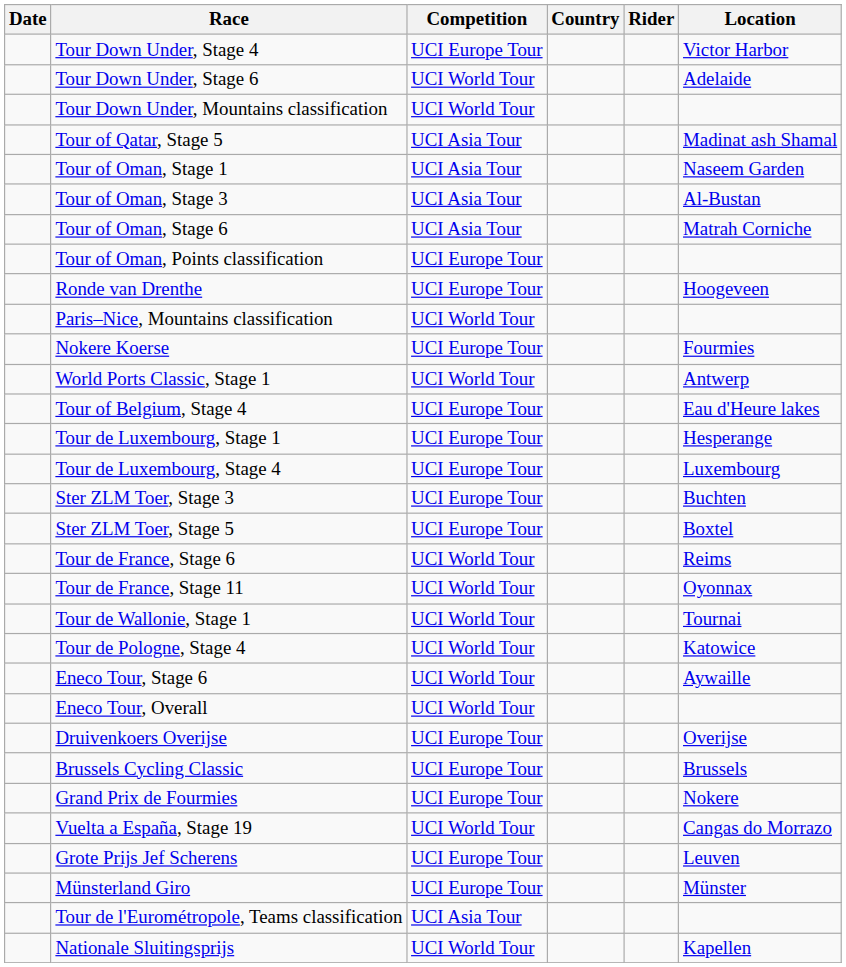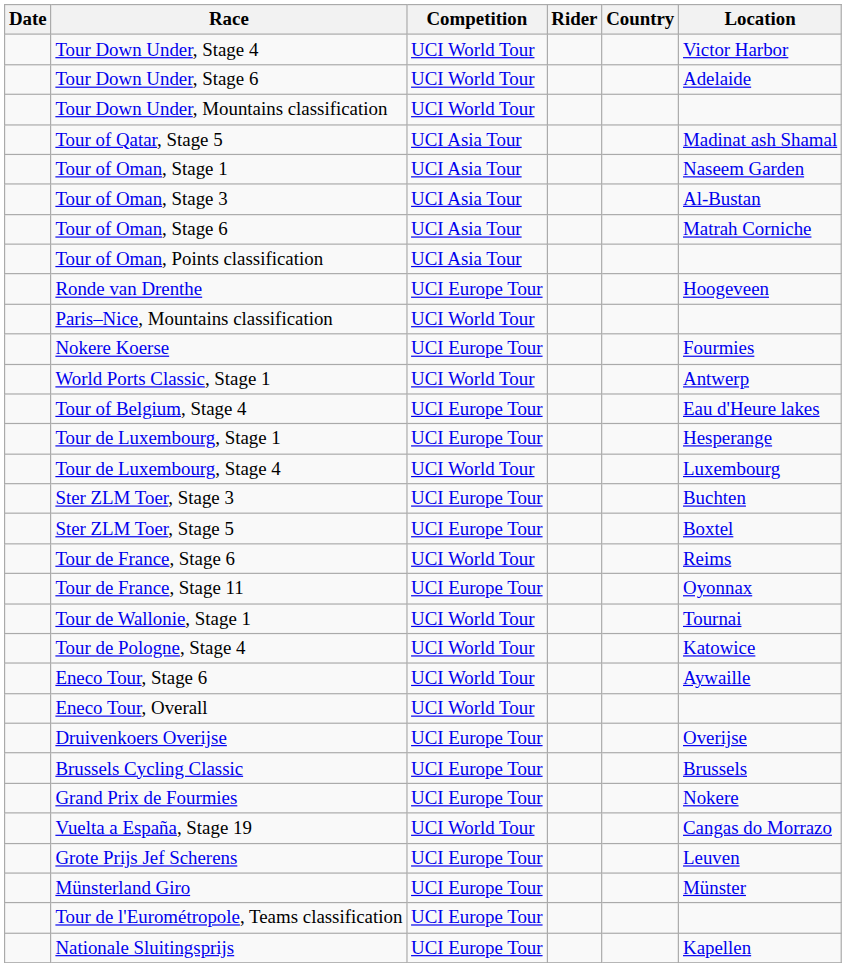columns swapped: (651, 19) <-> (585, 19)
(477, 49) UCI Europe Tour -> (473, 49) UCI World Tour
(477, 259) UCI Europe Tour -> (466, 259) UCI Asia Tour
(477, 468) UCI Europe Tour -> (473, 468) UCI World Tour
(473, 588) UCI World Tour -> (477, 588) UCI Europe Tour
(466, 917) UCI Asia Tour -> (477, 917) UCI Europe Tour
(473, 947) UCI World Tour -> (477, 947) UCI Europe Tour
